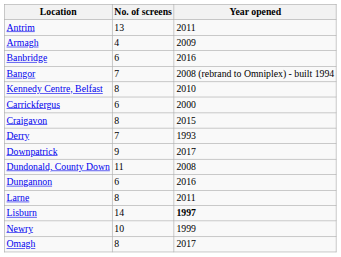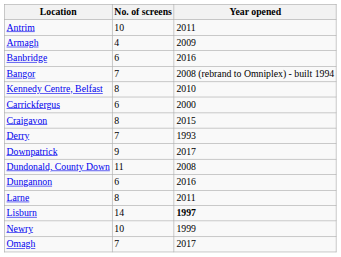(119, 27) 13 -> (119, 27) 10
(117, 244) 8 -> (117, 244) 7
